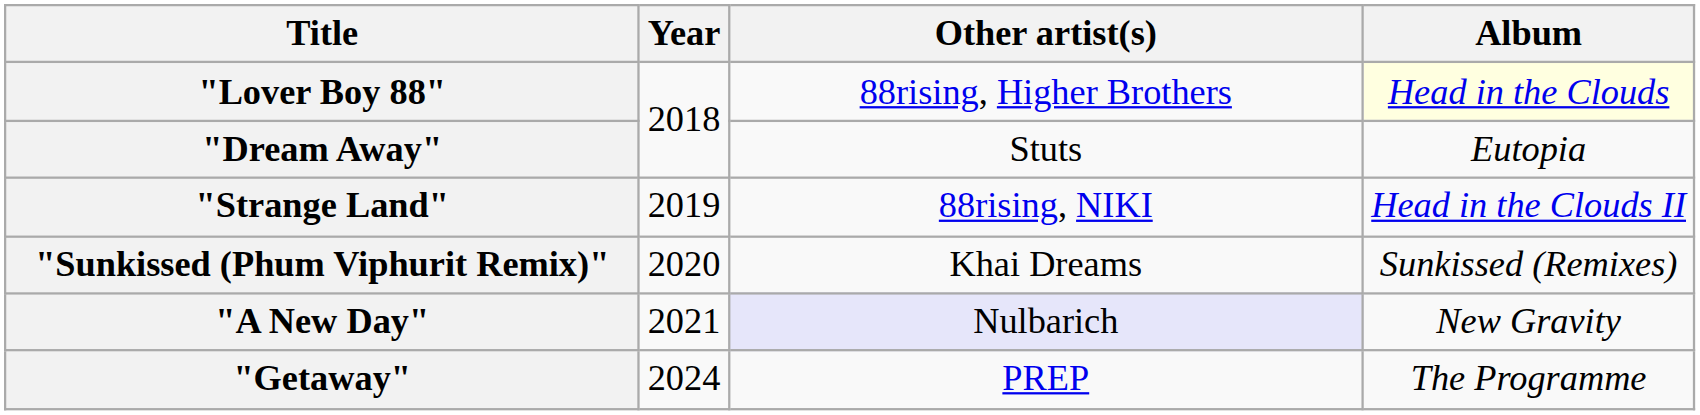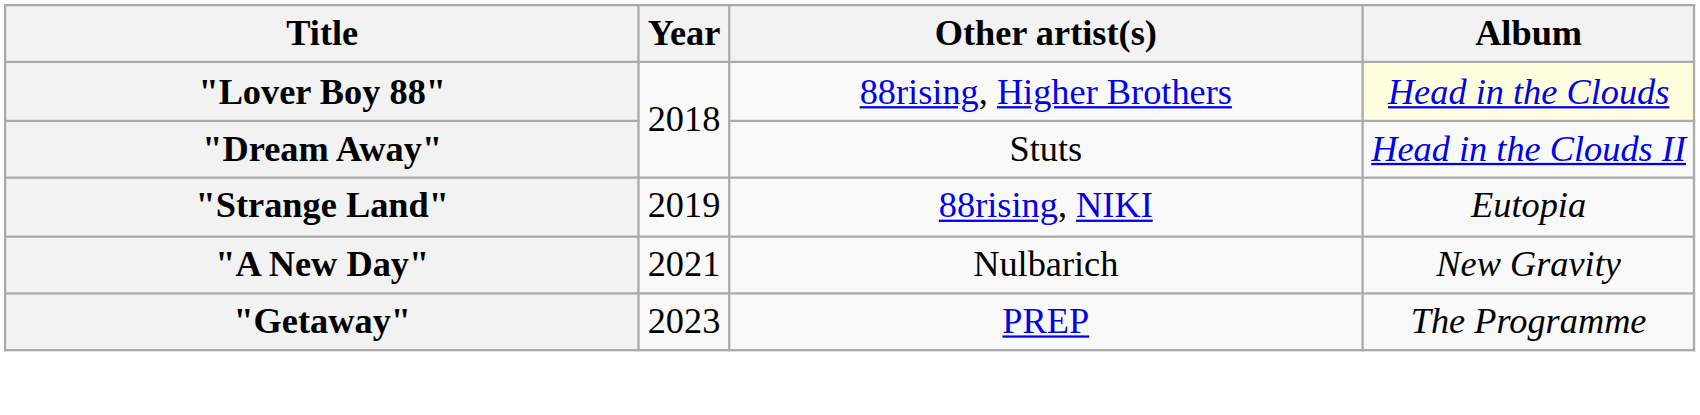(1529, 148) Eutopia -> (1529, 148) Head in the Clouds II
(1529, 206) Head in the Clouds II -> (1529, 206) Eutopia
- row: (322, 263)
(1046, 321) lavender background -> (1046, 263) no background
(684, 378) 2024 -> (684, 321) 2023
